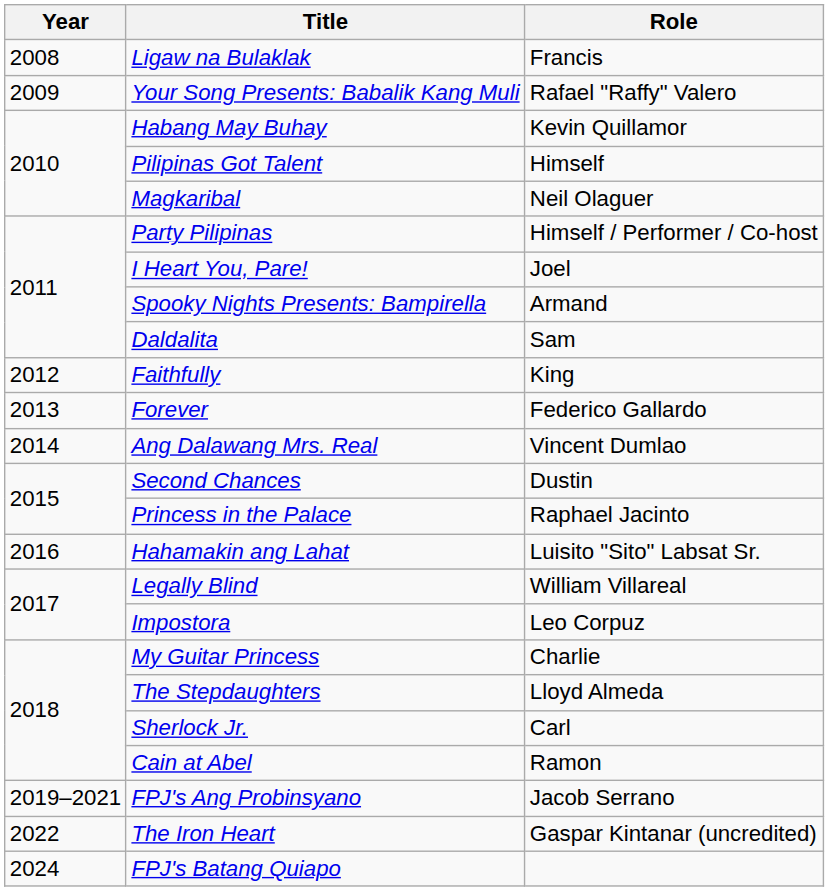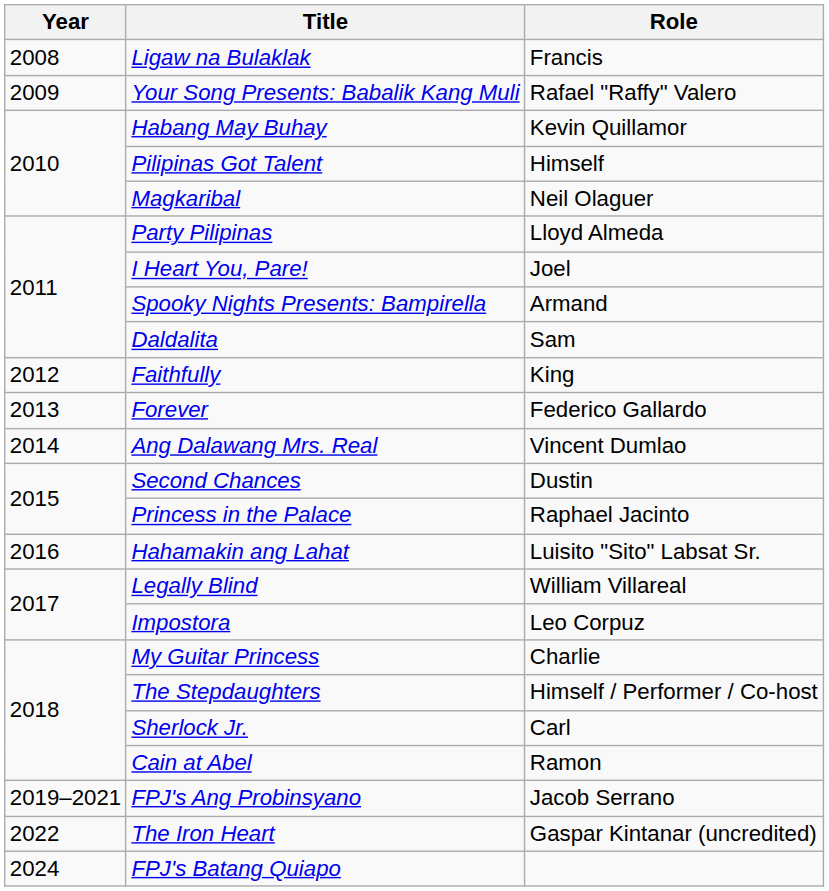(674, 233) Himself / Performer / Co-host -> (597, 233) Lloyd Almeda
(597, 692) Lloyd Almeda -> (674, 692) Himself / Performer / Co-host
